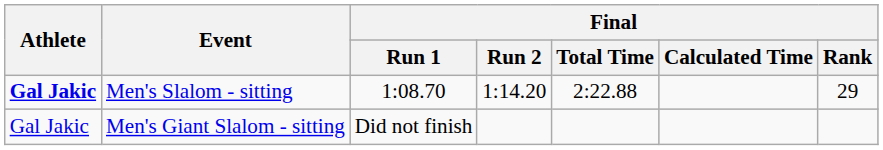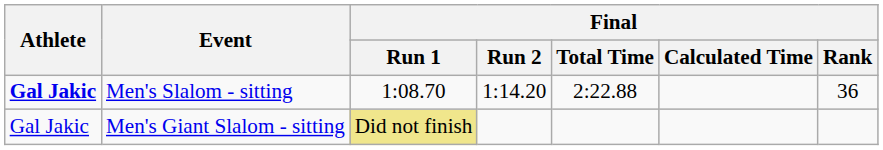(848, 92) 29 -> (848, 92) 36
(414, 127) no background -> (414, 127) khaki background
